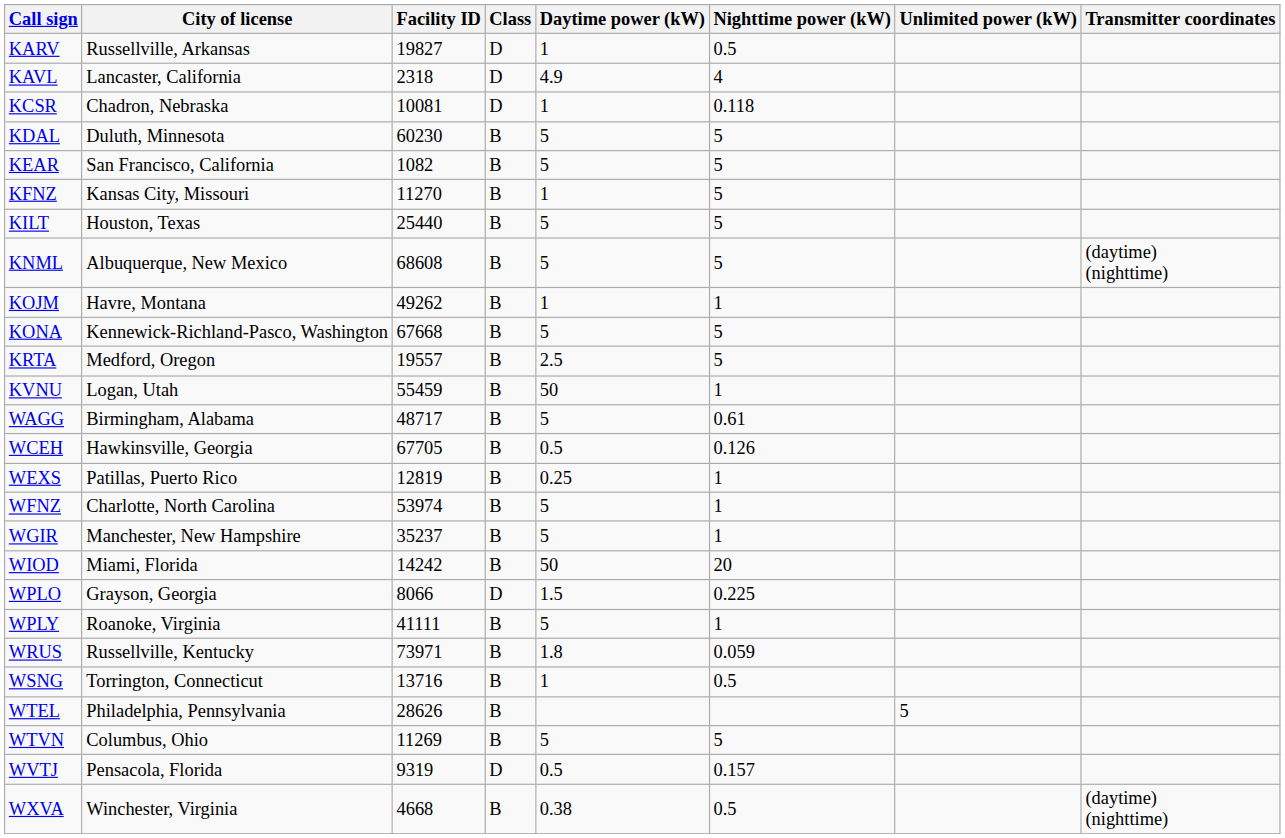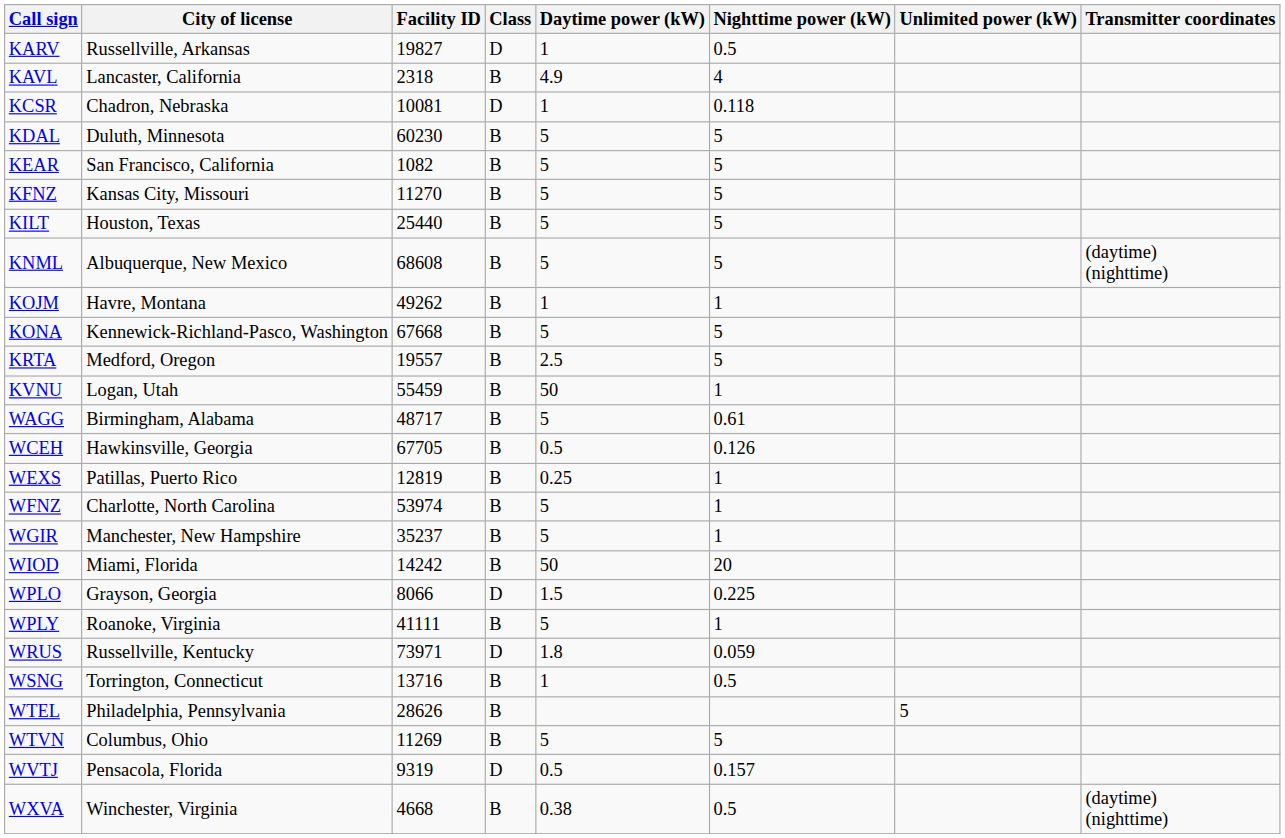(496, 77) D -> (495, 77) B
(544, 194) 1 -> (544, 194) 5
(495, 652) B -> (496, 652) D
